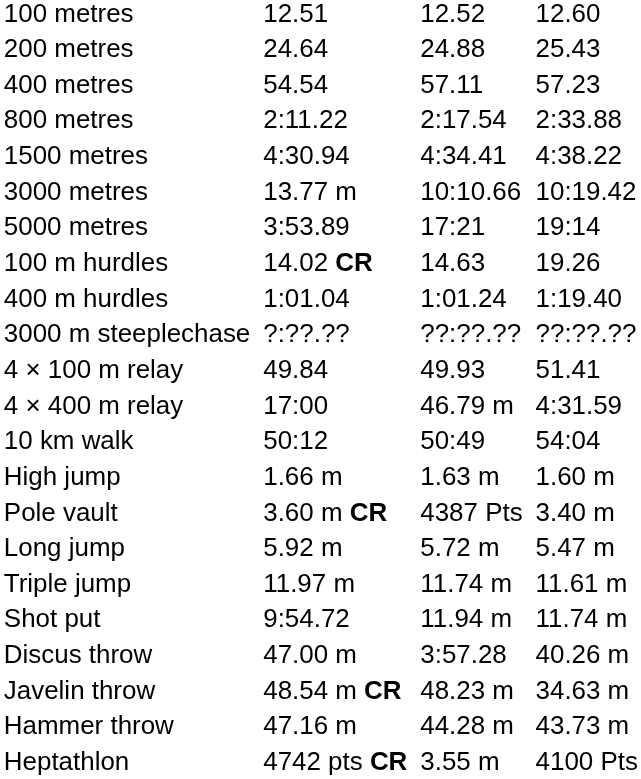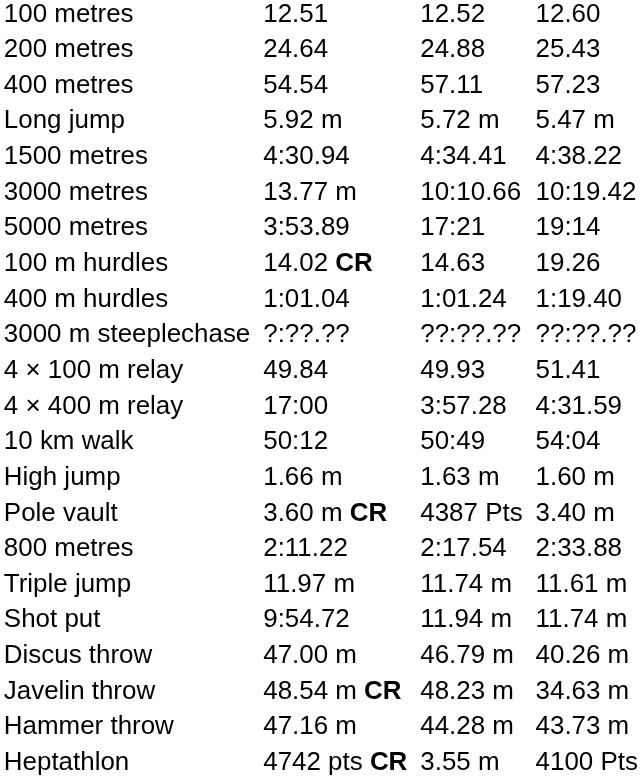rows swapped: (69, 120) <-> (64, 547)
(467, 405) 46.79 m -> (464, 405) 3:57.28
(464, 654) 3:57.28 -> (467, 654) 46.79 m
